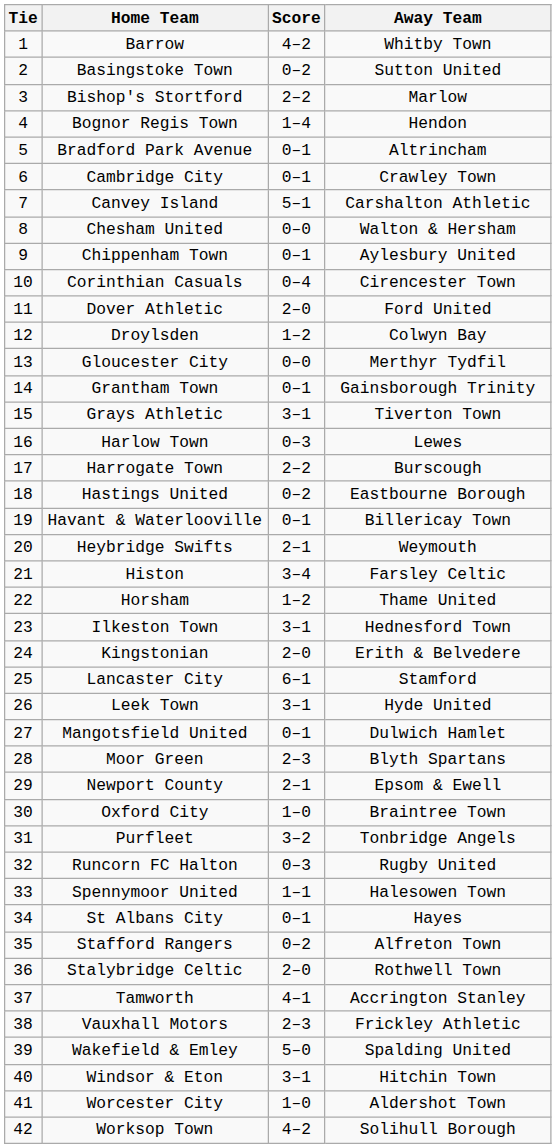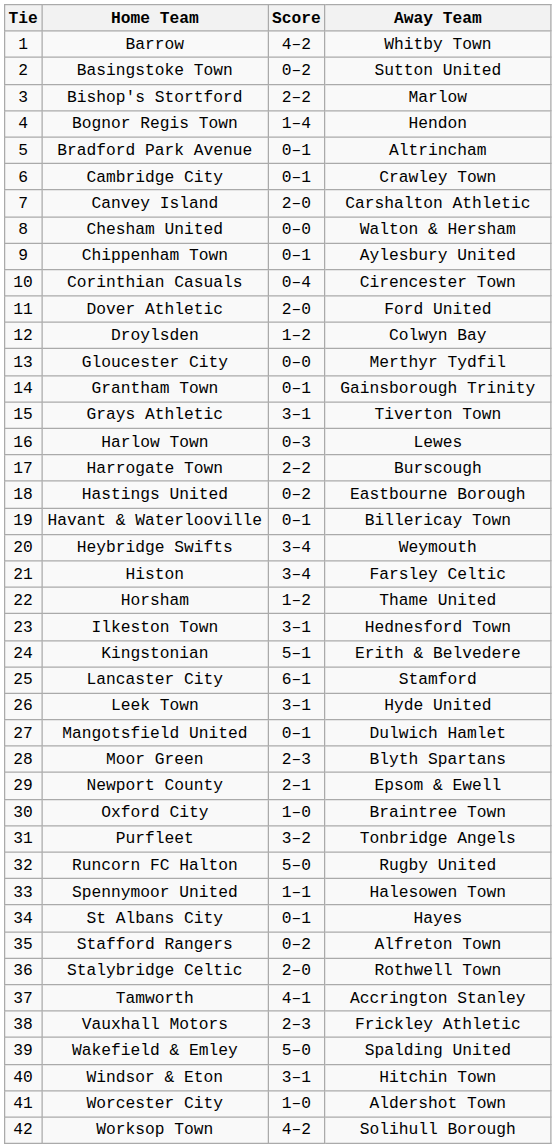(296, 203) 5–1 -> (296, 203) 2–0
(296, 548) 2–1 -> (296, 548) 3–4
(296, 653) 2–0 -> (296, 653) 5–1
(296, 865) 0–3 -> (296, 865) 5–0
